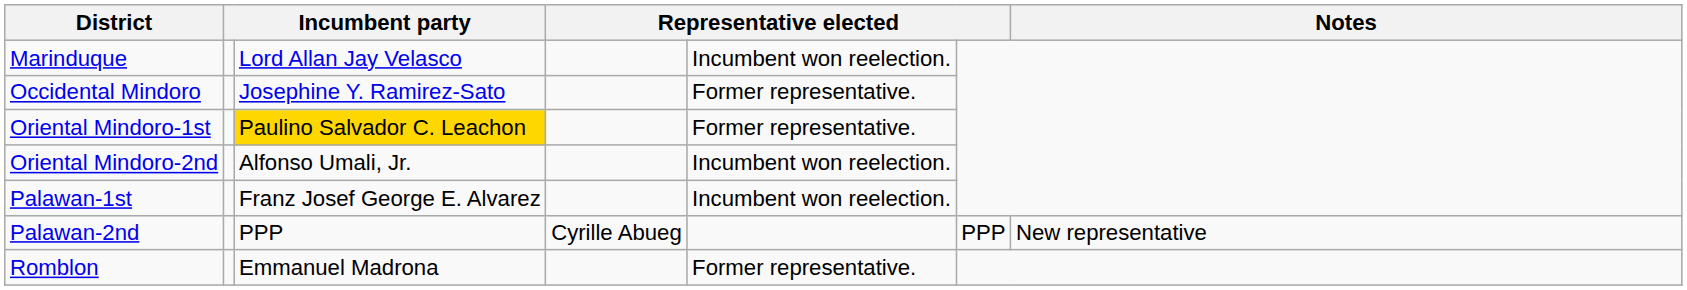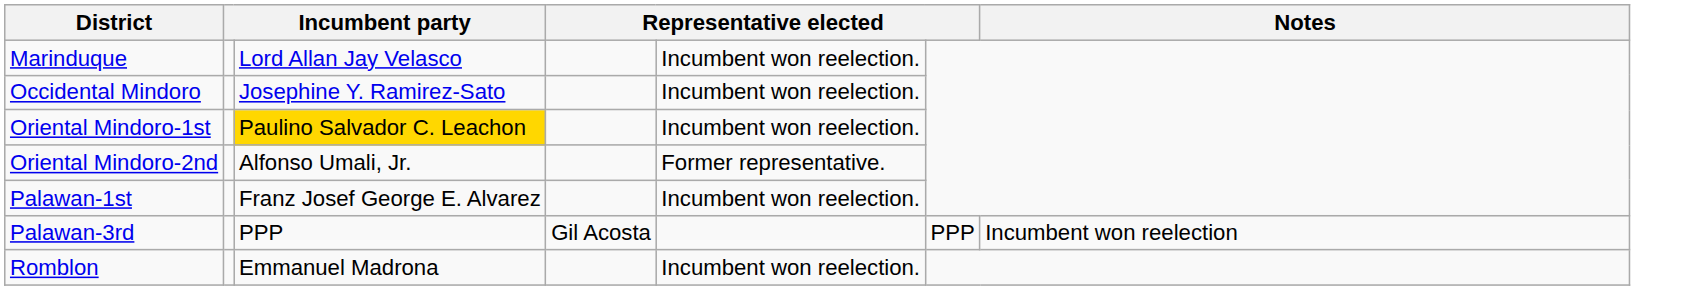(804, 93) Former representative. -> (791, 93) Incumbent won reelection.
(804, 128) Former representative. -> (791, 128) Incumbent won reelection.
(821, 163) Incumbent won reelection. -> (773, 163) Former representative.
- row: (75, 233)
+ row: (72, 233)
(804, 268) Former representative. -> (791, 268) Incumbent won reelection.
